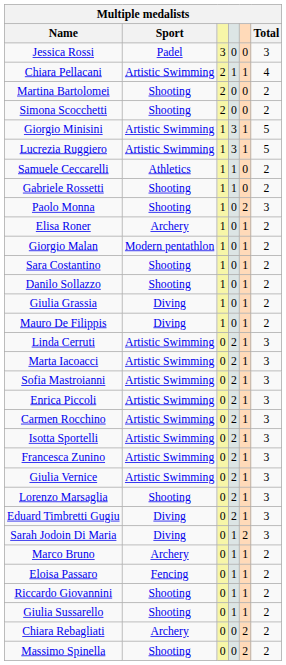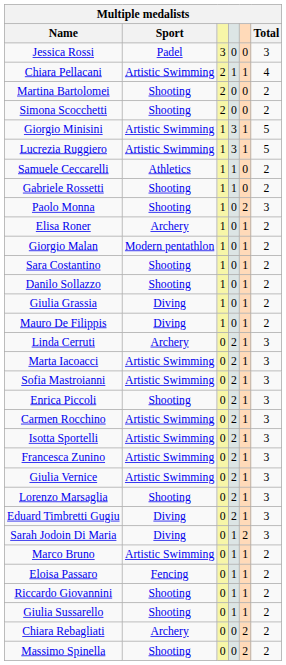(170, 342) Artistic Swimming -> (170, 342) Archery
(170, 400) Artistic Swimming -> (170, 400) Shooting
(170, 554) Archery -> (170, 554) Artistic Swimming
